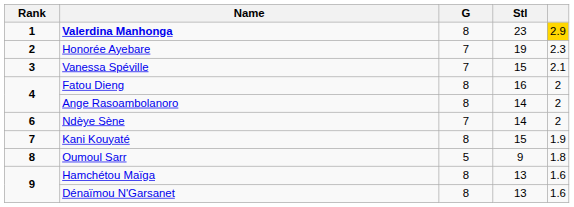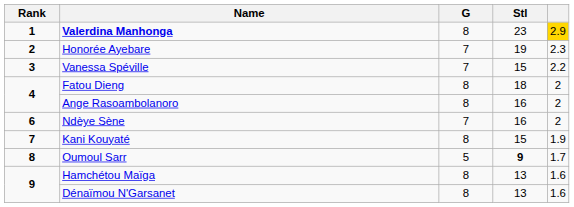(558, 67) 2.1 -> (558, 67) 2.2
(520, 85) 16 -> (520, 85) 18
(520, 103) 14 -> (520, 103) 16
(520, 121) 14 -> (520, 121) 16
(520, 157) normal -> (520, 157) bold
(558, 157) 1.8 -> (558, 157) 1.7
